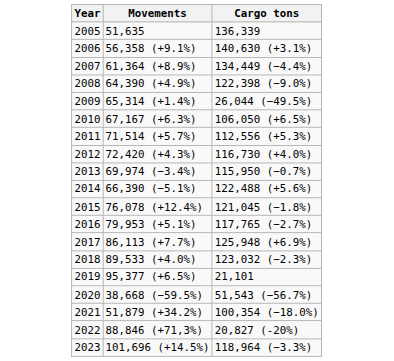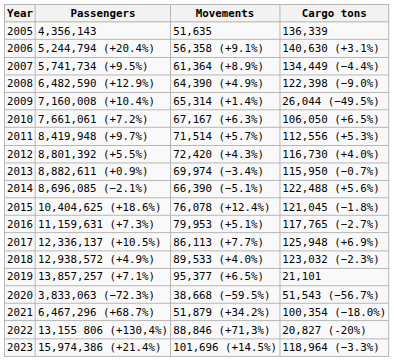+ column: (103, 13)
